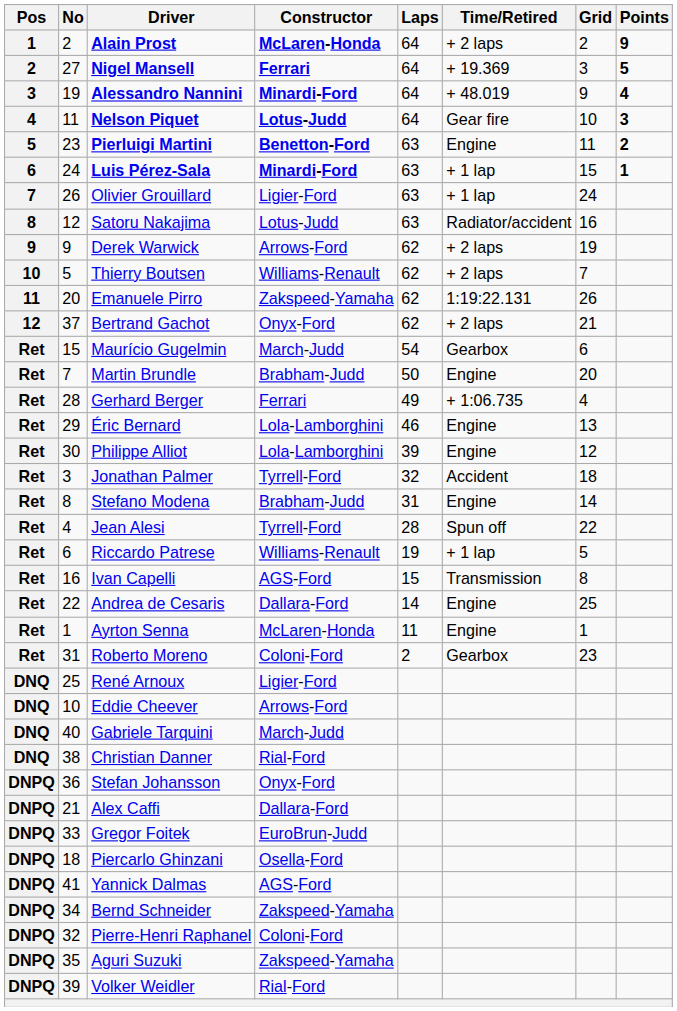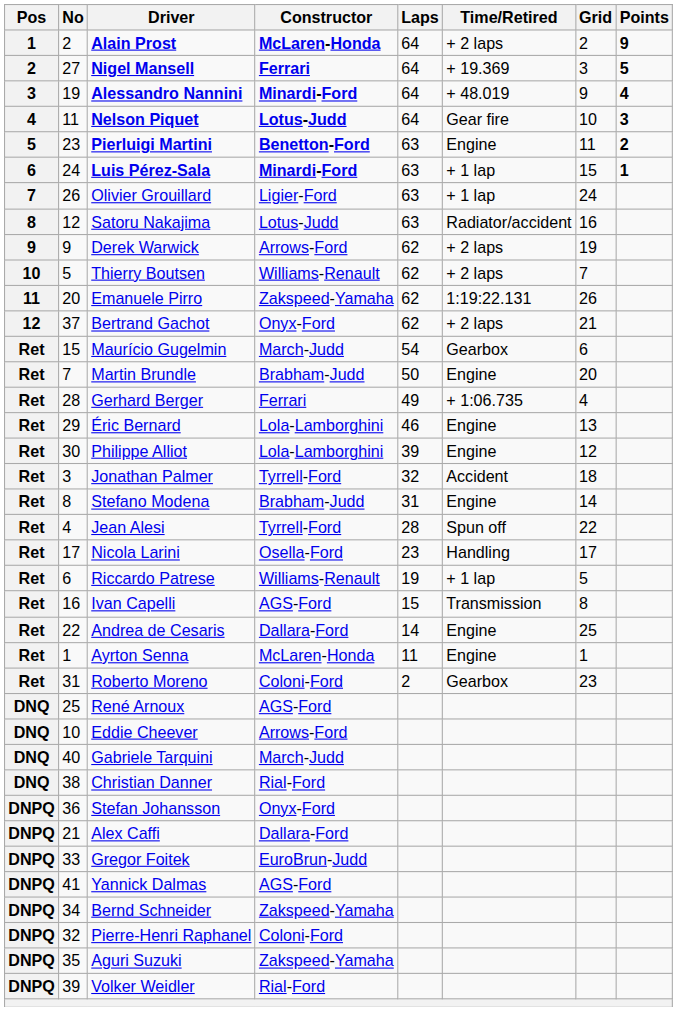+ row: (136, 553)
(298, 681) Ligier-Ford -> (295, 706) AGS-Ford
- row: (157, 859)
